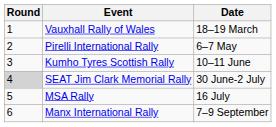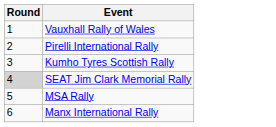- column: (232, 12)
